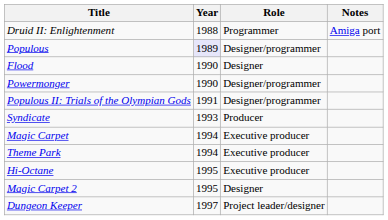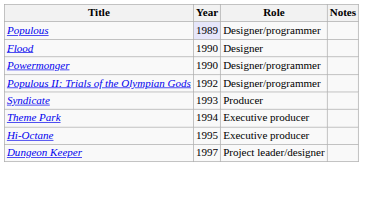- row: (61, 30)
(207, 100) 1991 -> (207, 83) 1992
- row: (38, 135)
- row: (42, 188)
